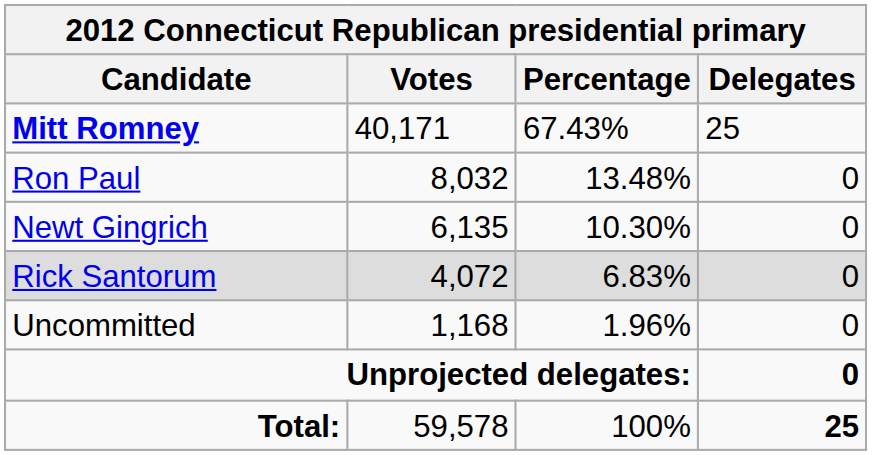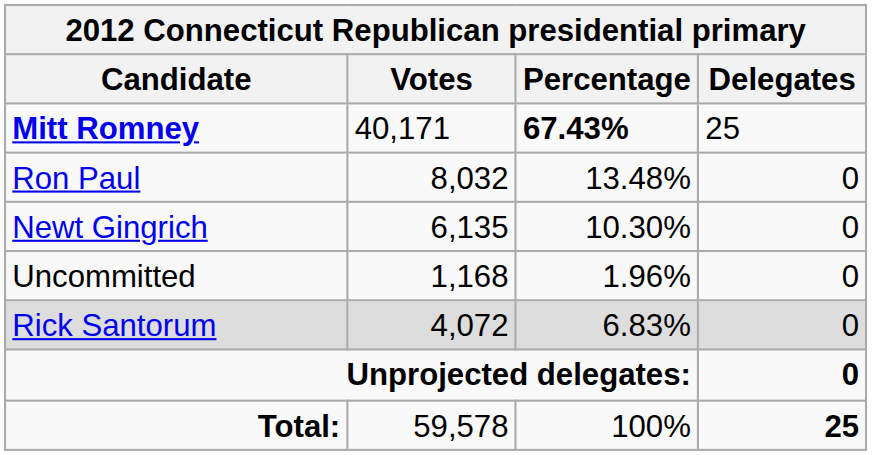(576, 129) normal -> (576, 129) bold
rows swapped: (114, 277) <-> (104, 326)
